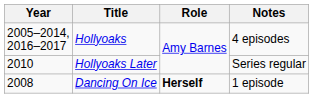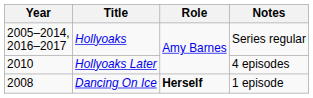(261, 39) 4 episodes -> (269, 39) Series regular
(269, 64) Series regular -> (261, 64) 4 episodes
